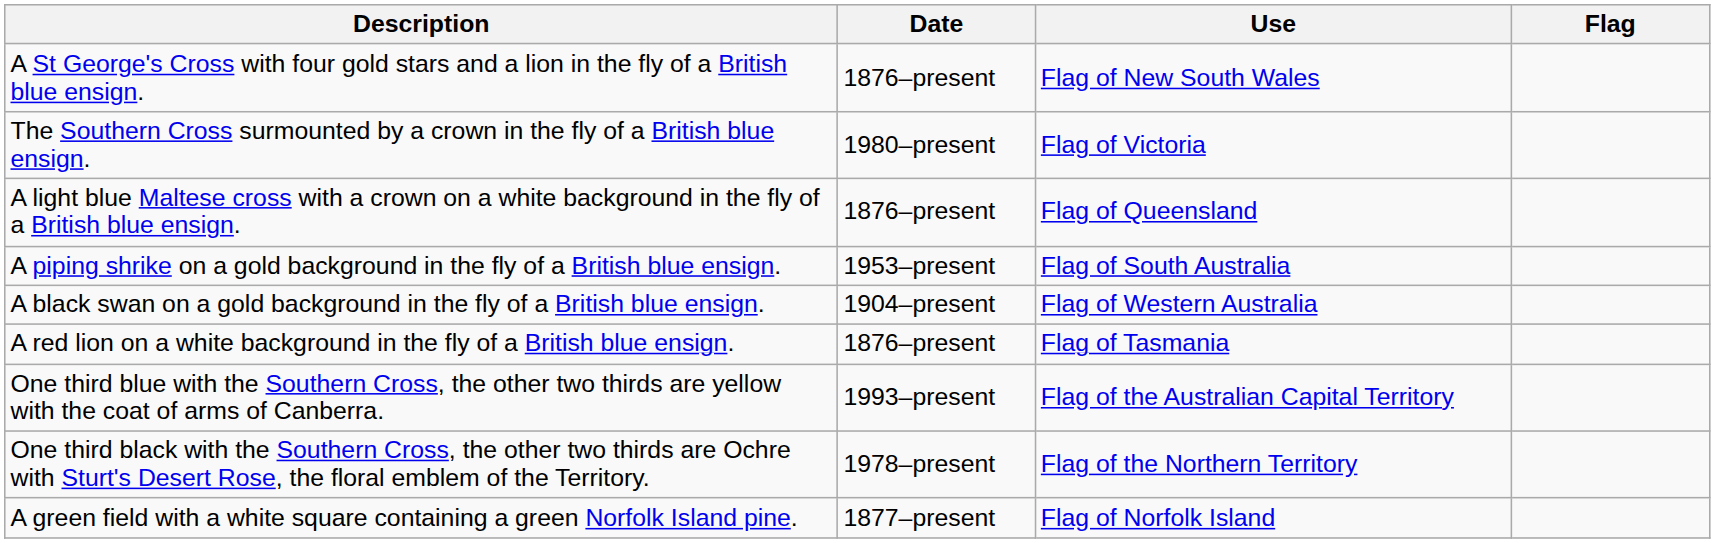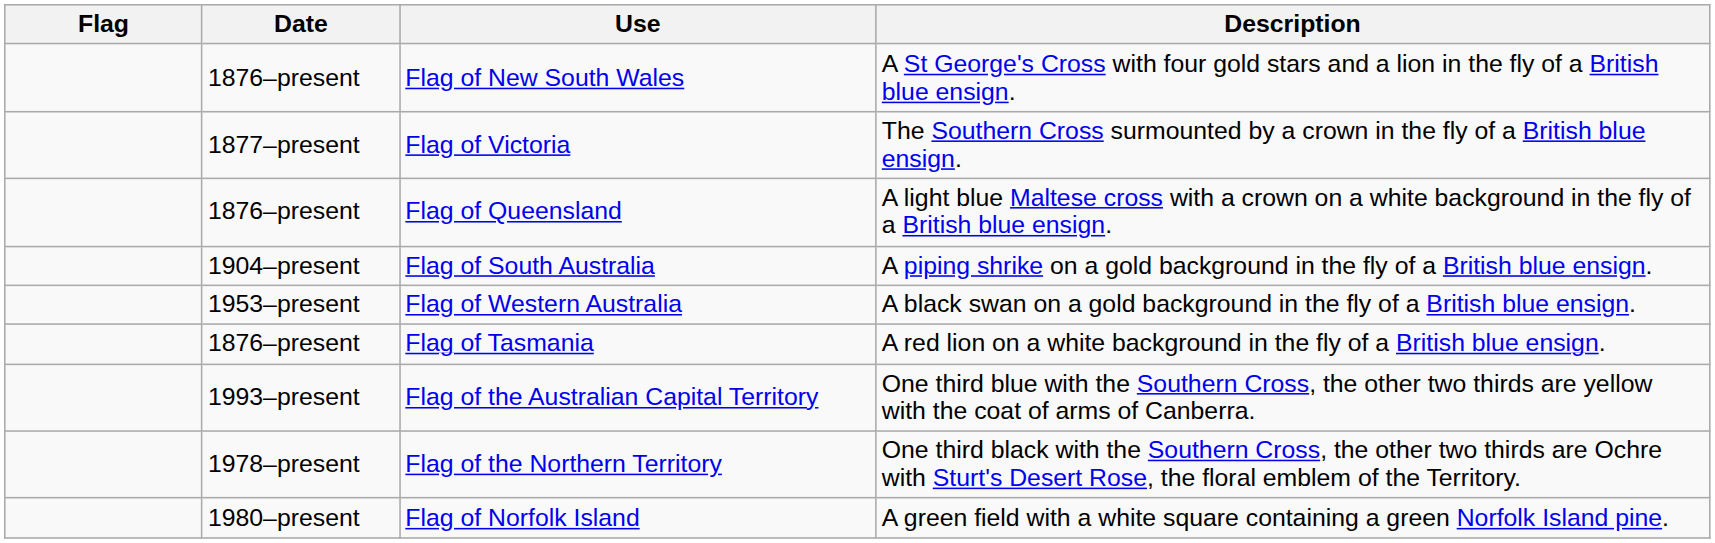columns swapped: (1610, 24) <-> (421, 24)
(919, 144) 1980–present -> (284, 144) 1877–present
(919, 265) 1953–present -> (284, 265) 1904–present
(919, 304) 1904–present -> (284, 304) 1953–present
(919, 517) 1877–present -> (284, 517) 1980–present
